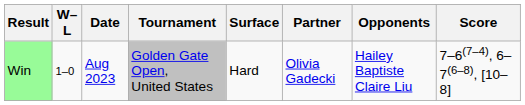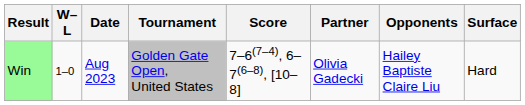columns swapped: (254, 22) <-> (478, 22)
